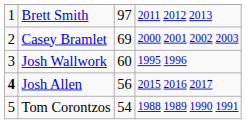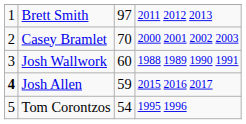(124, 38) 69 -> (124, 38) 70
(162, 61) 1995 1996 -> (188, 61) 1988 1989 1990 1991
(124, 84) 56 -> (124, 84) 59
(188, 107) 1988 1989 1990 1991 -> (162, 107) 1995 1996
